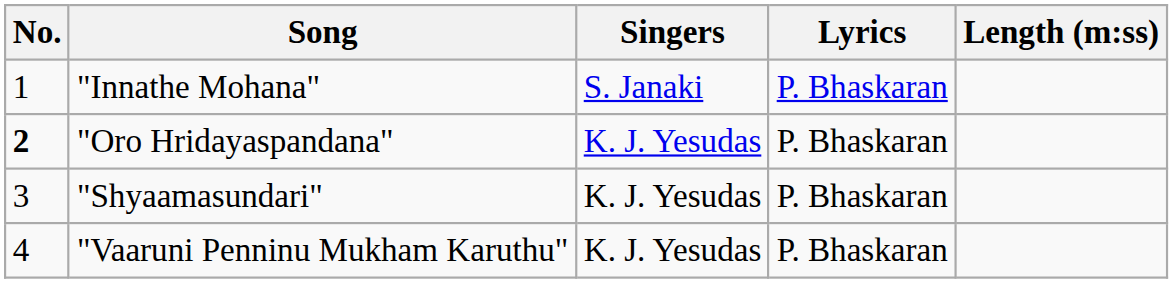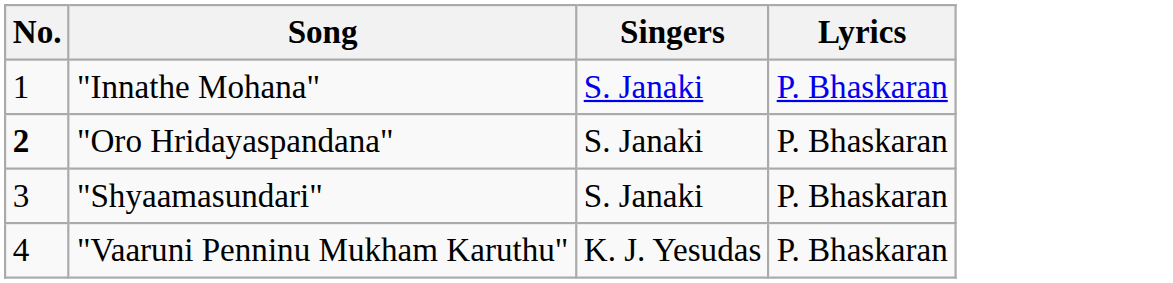- column: (1061, 32)
(673, 141) K. J. Yesudas -> (644, 141) S. Janaki
(673, 195) K. J. Yesudas -> (644, 195) S. Janaki
